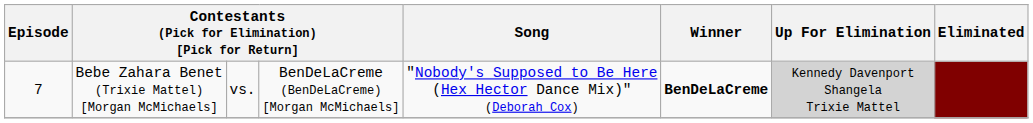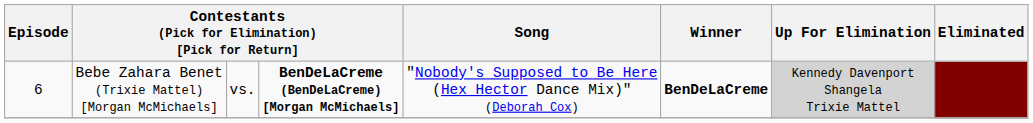(38, 90) 7 -> (38, 90) 6
(331, 89) normal -> (331, 90) bold
